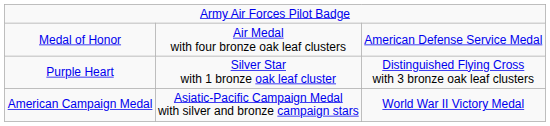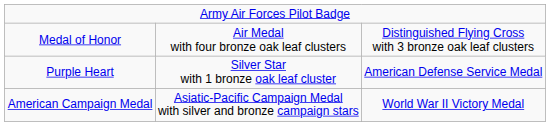(453, 39) American Defense Service Medal -> (453, 39) Distinguished Flying Cross with 3 bronze oak leaf clusters
(453, 72) Distinguished Flying Cross with 3 bronze oak leaf clusters -> (453, 72) American Defense Service Medal
